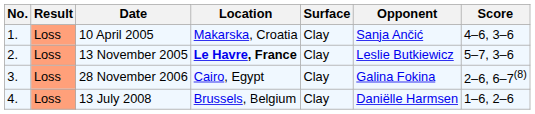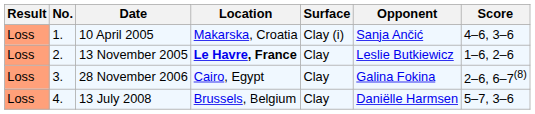columns swapped: (53, 14) <-> (18, 14)
(316, 34) Clay -> (324, 34) Clay (i)
(489, 55) 5–7, 3–6 -> (489, 55) 1–6, 2–6
(489, 99) 1–6, 2–6 -> (489, 99) 5–7, 3–6
